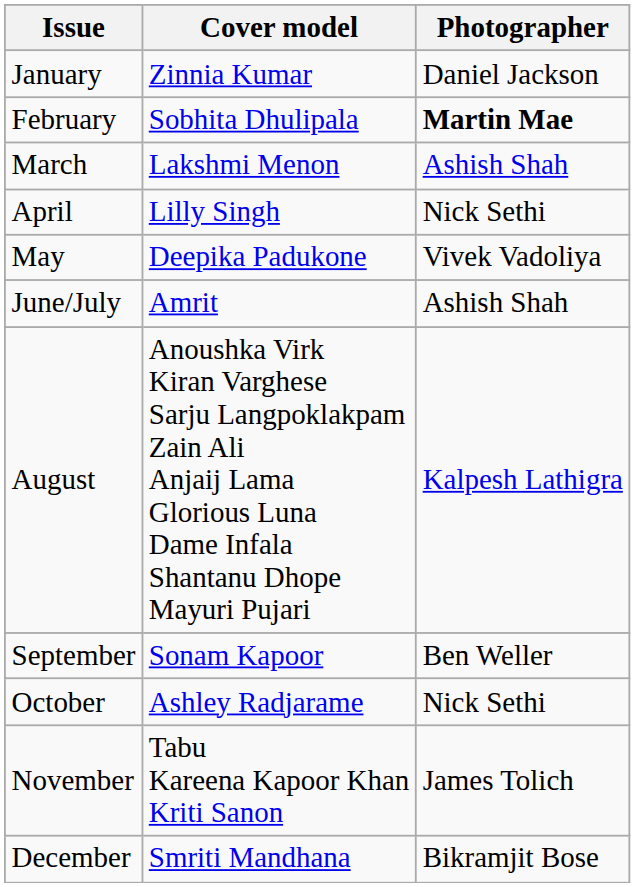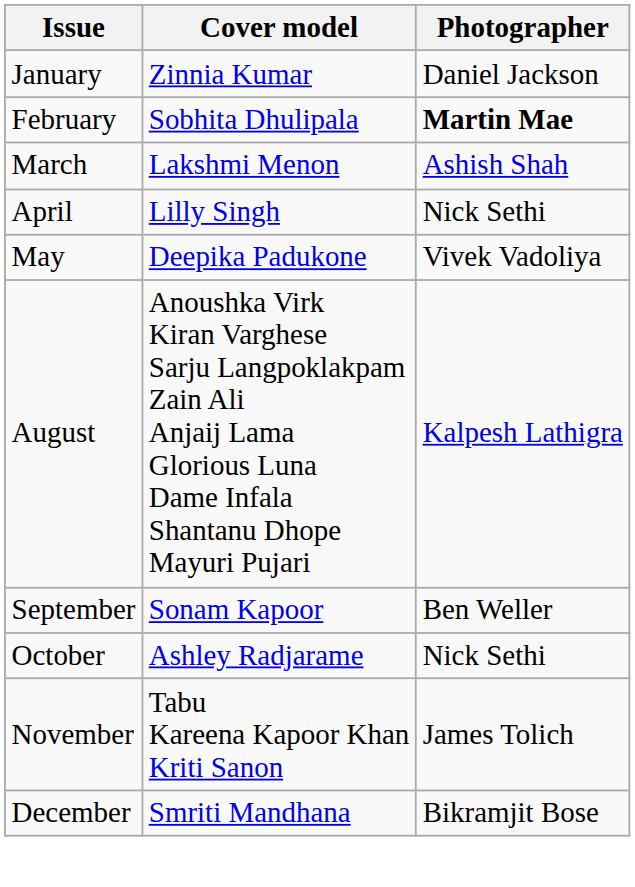- row: (66, 303)
